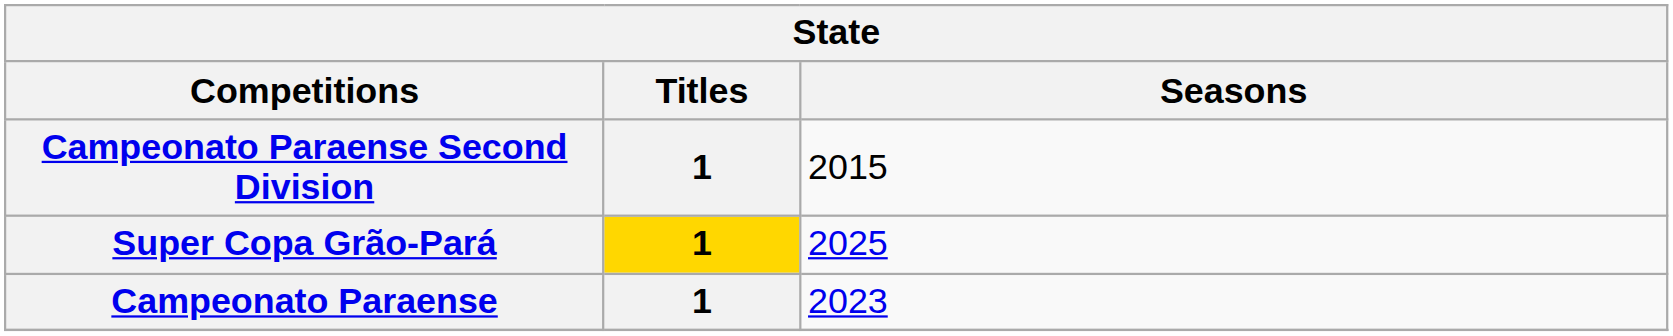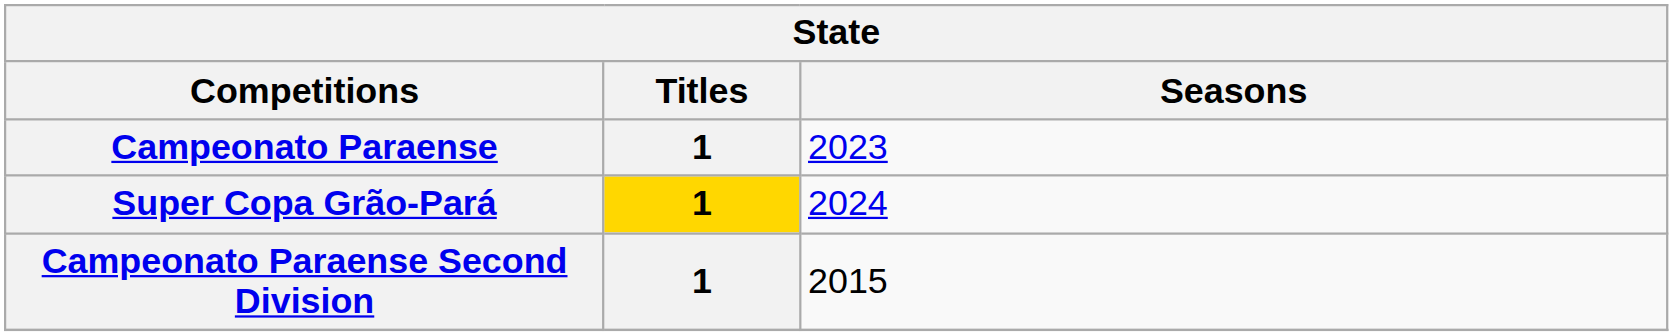rows swapped: (305, 300) <-> (305, 166)
(848, 243) 2025 -> (848, 203) 2024
